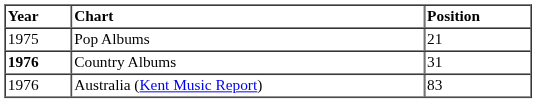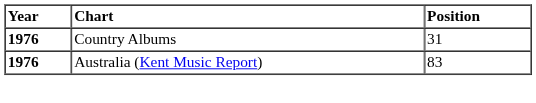- row: (112, 39)
(23, 85) normal -> (23, 62) bold
